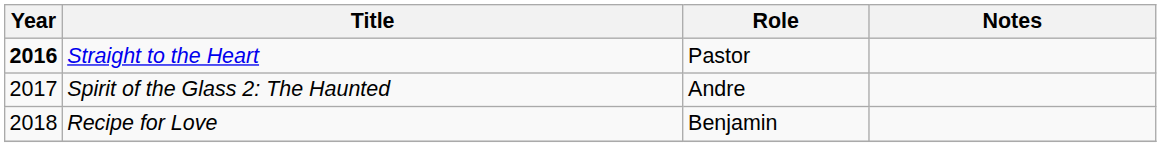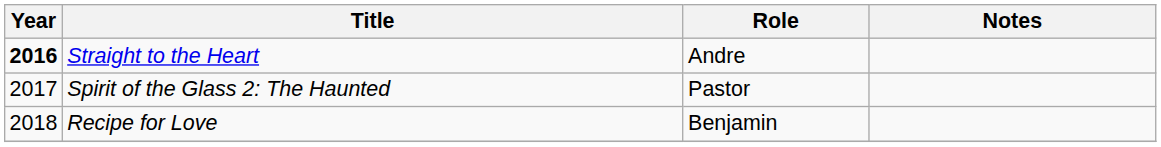(719, 55) Pastor -> (717, 55) Andre
(717, 89) Andre -> (719, 89) Pastor
